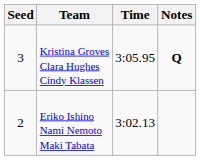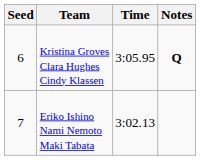(21, 57) 3 -> (21, 57) 6
(21, 122) 2 -> (21, 122) 7
